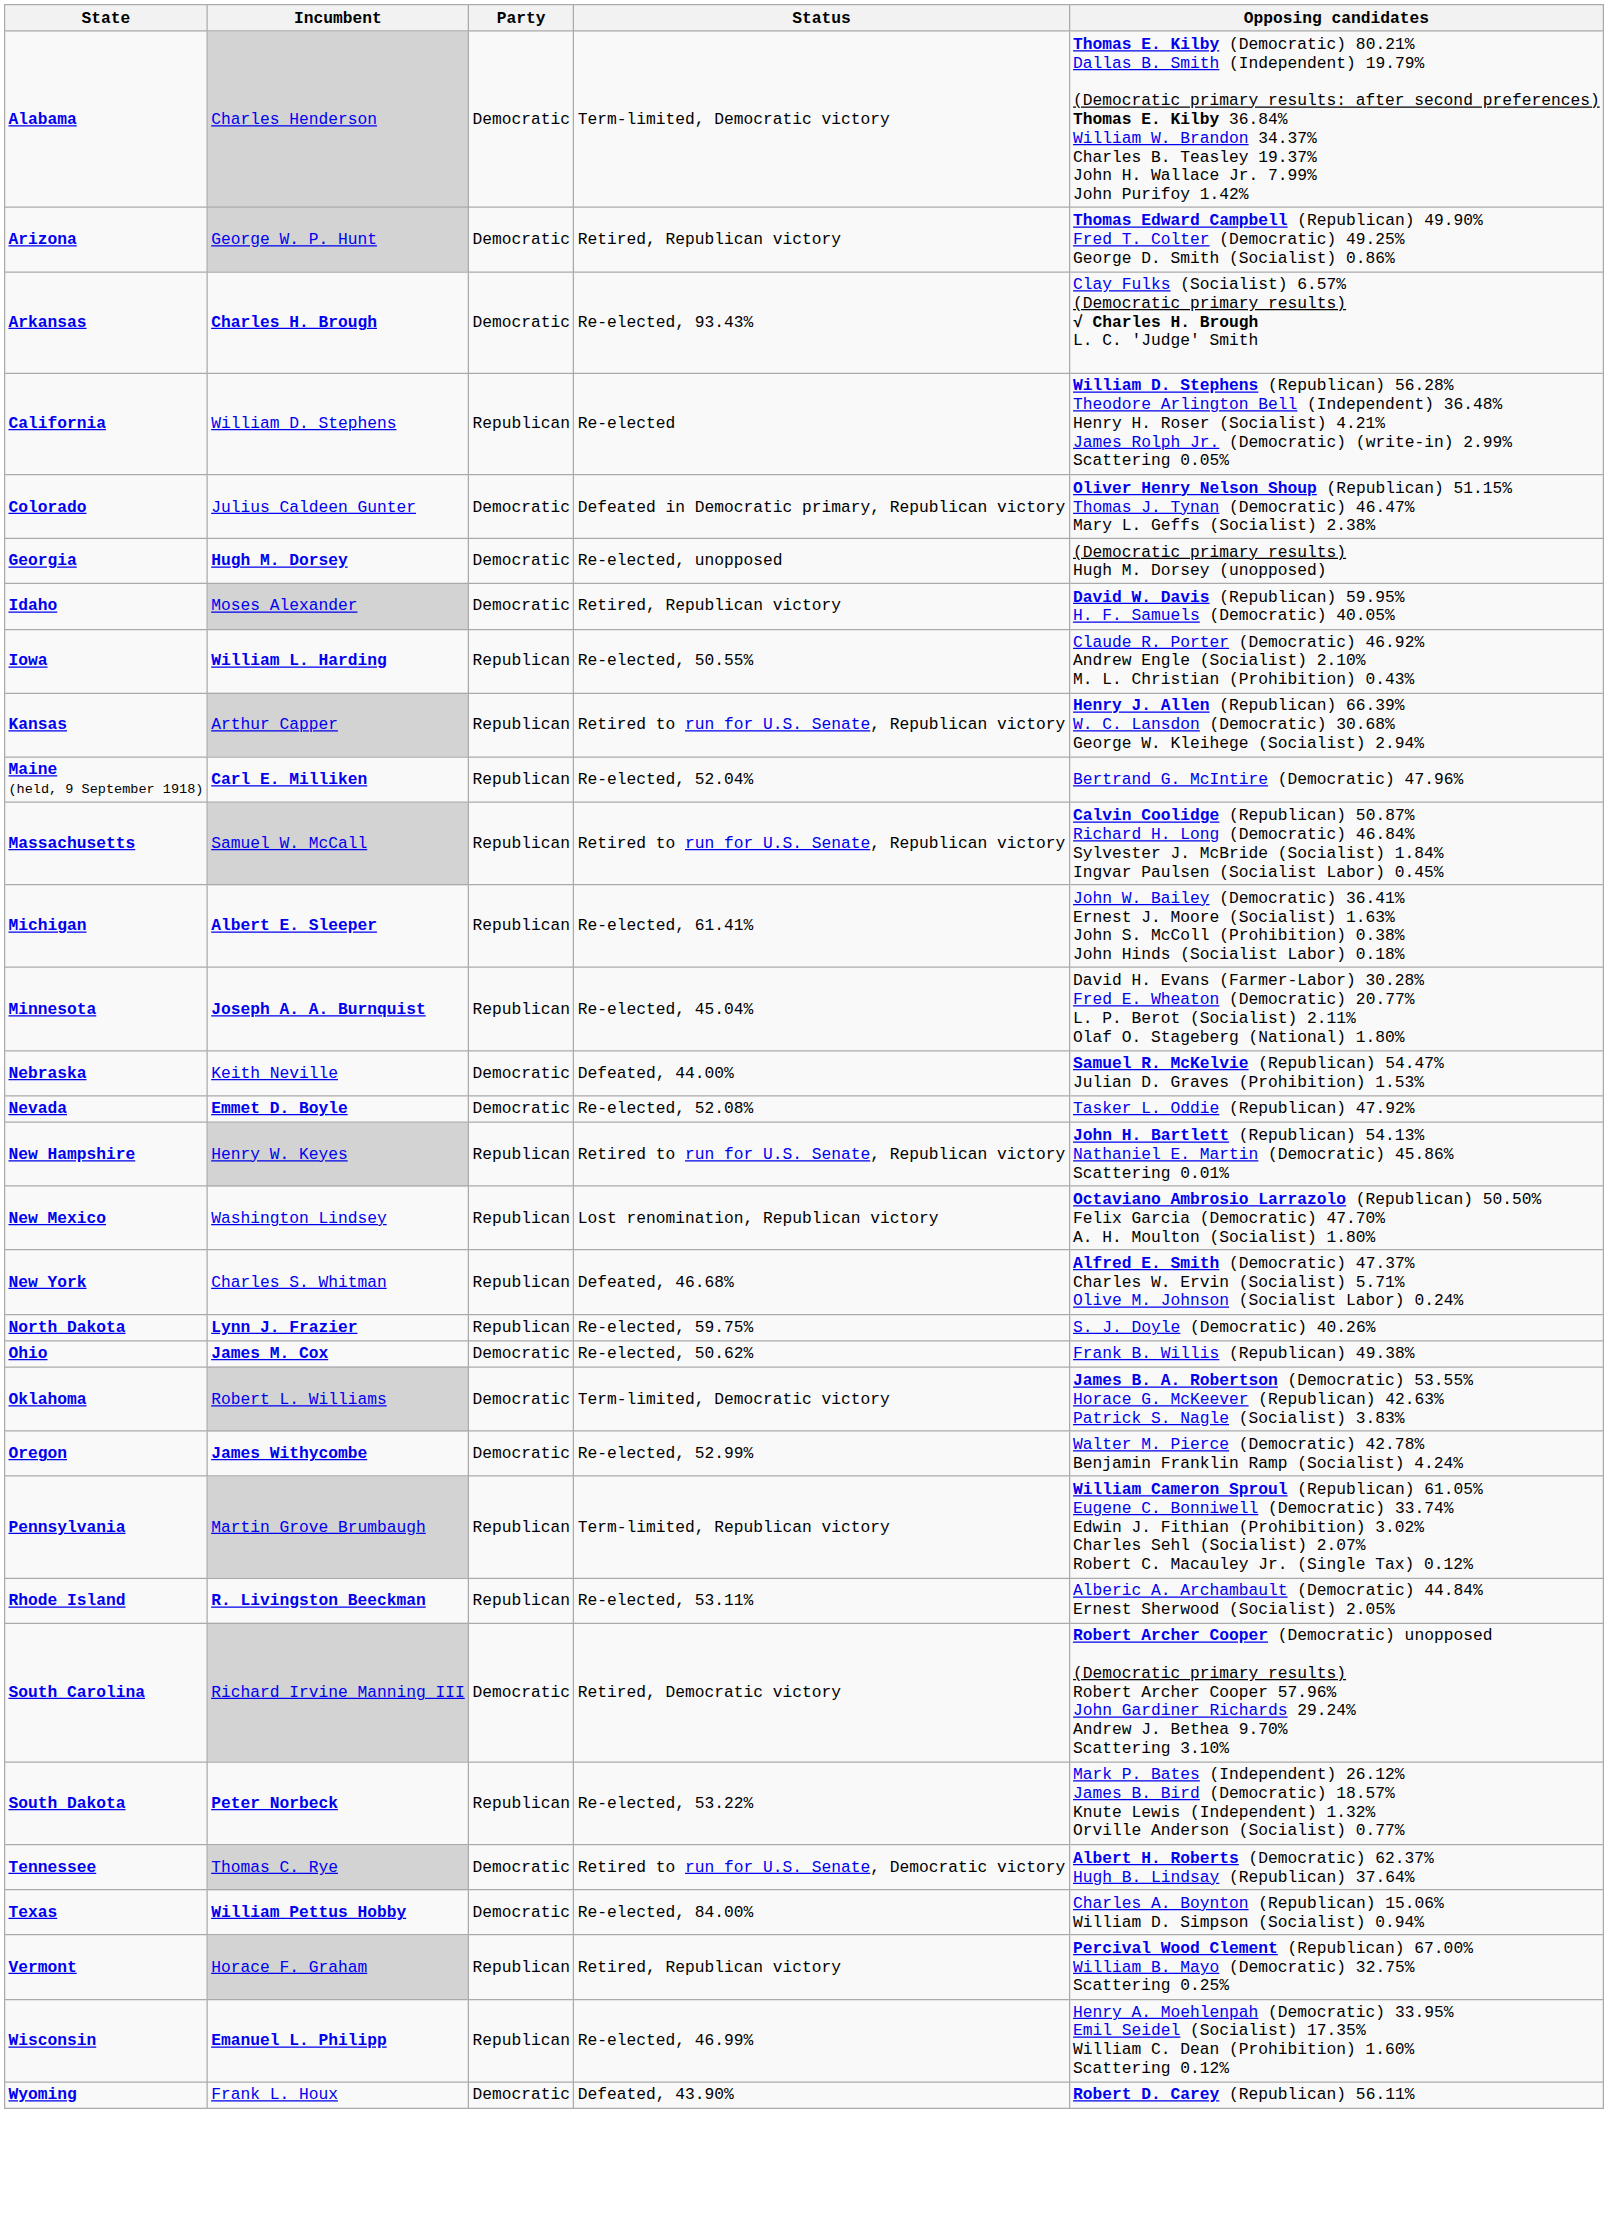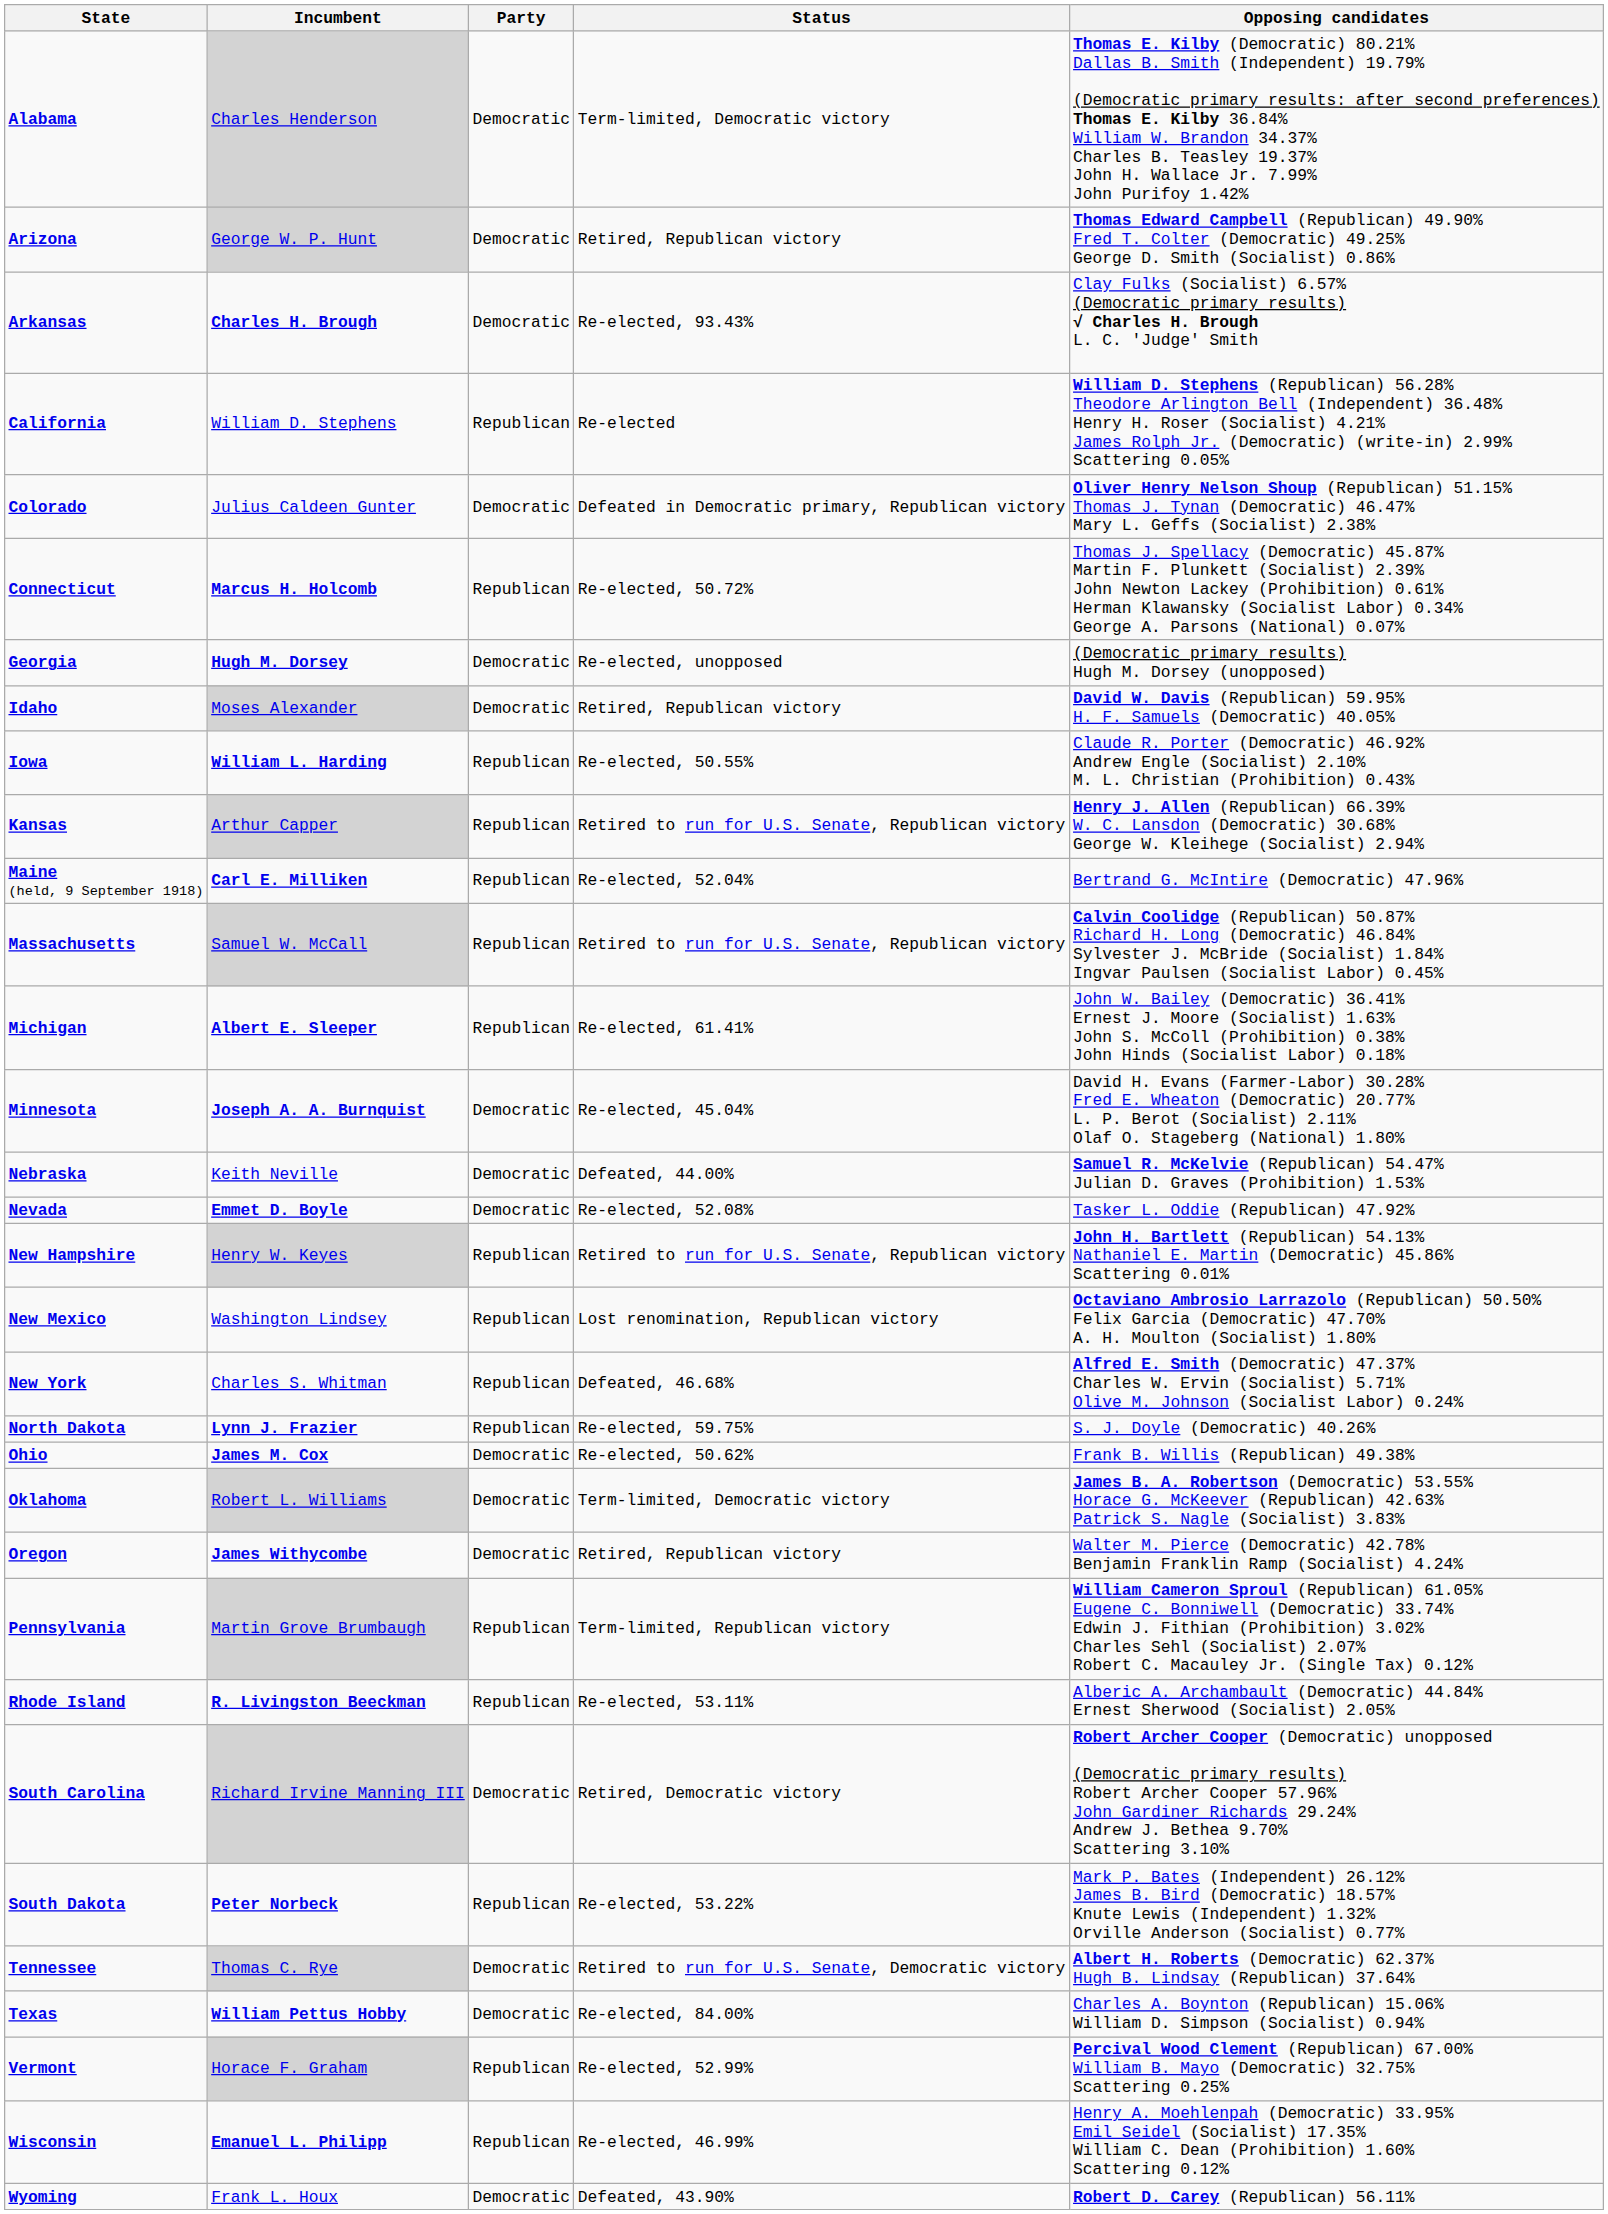+ row: (62, 589)
(521, 1009) Republican -> (521, 1111) Democratic
(665, 1454) Re-elected, 52.99% -> (709, 1555) Retired, Republican victory
(709, 1967) Retired, Republican victory -> (665, 2069) Re-elected, 52.99%
